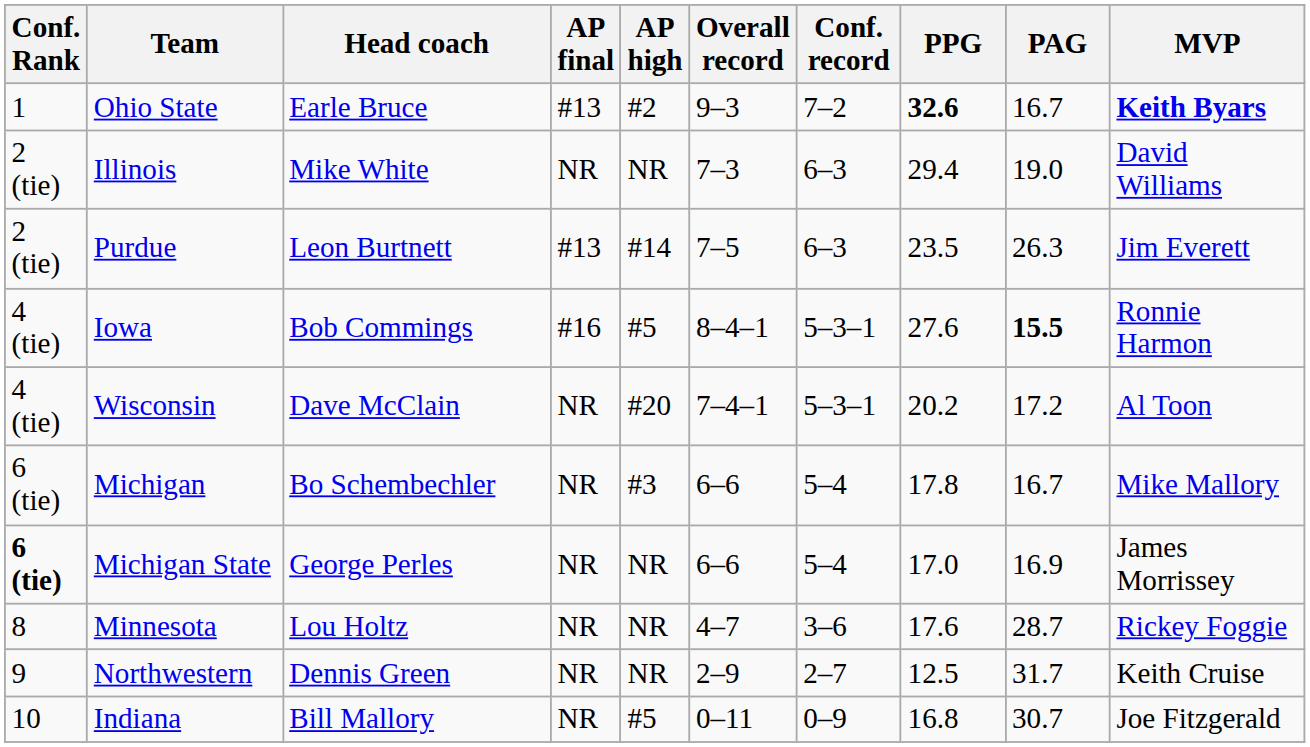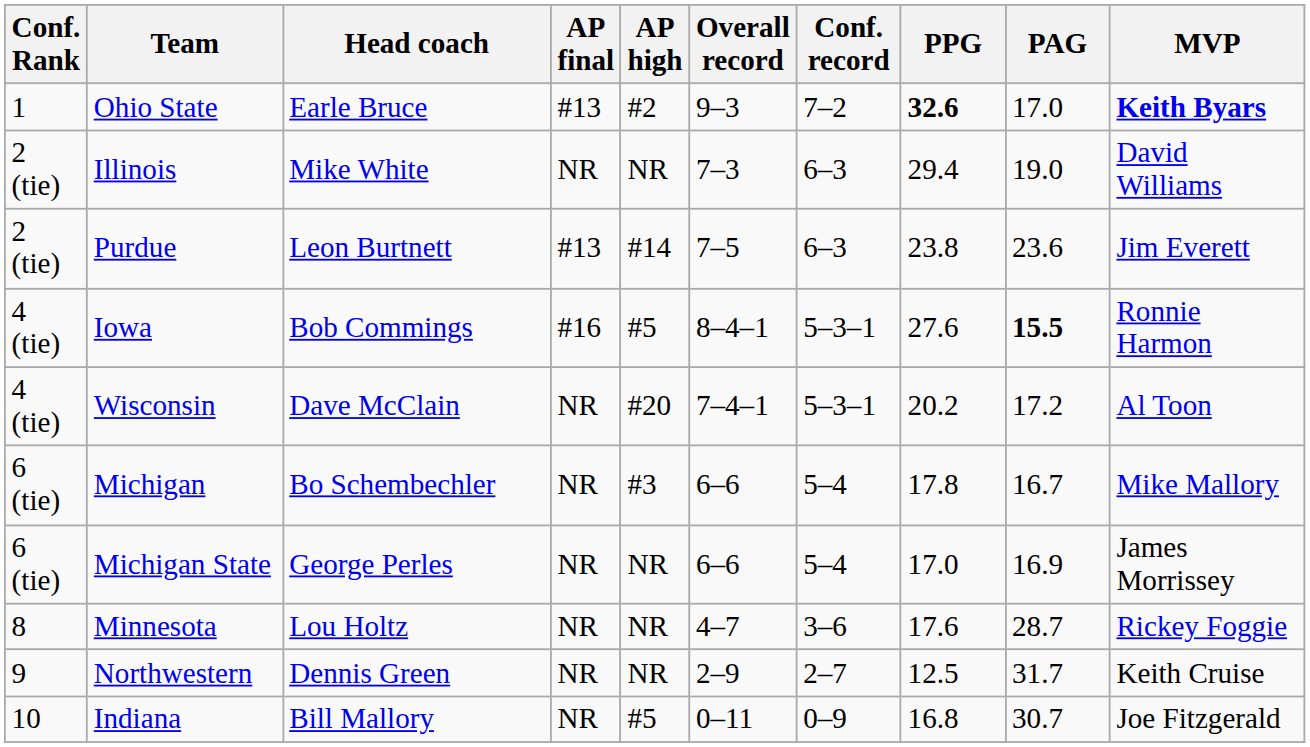(1038, 106) 16.7 -> (1038, 106) 17.0
(933, 248) 23.5 -> (933, 248) 23.8
(1038, 248) 26.3 -> (1038, 248) 23.6
(37, 563) bold -> (36, 563) normal
